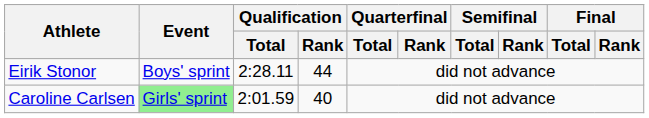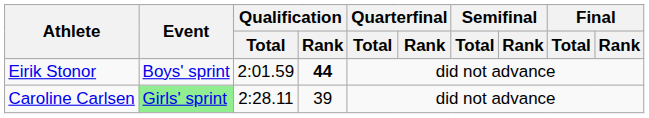(266, 71) 2:28.11 -> (266, 71) 2:01.59
(323, 71) normal -> (323, 71) bold
(266, 98) 2:01.59 -> (266, 98) 2:28.11
(323, 98) 40 -> (323, 98) 39
